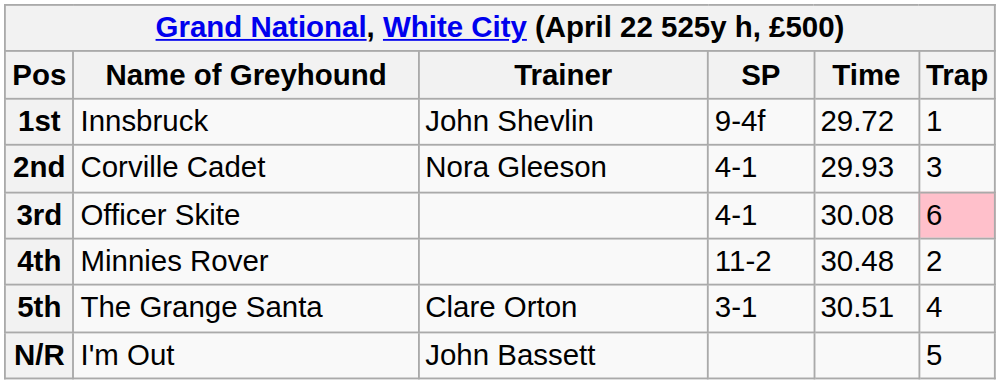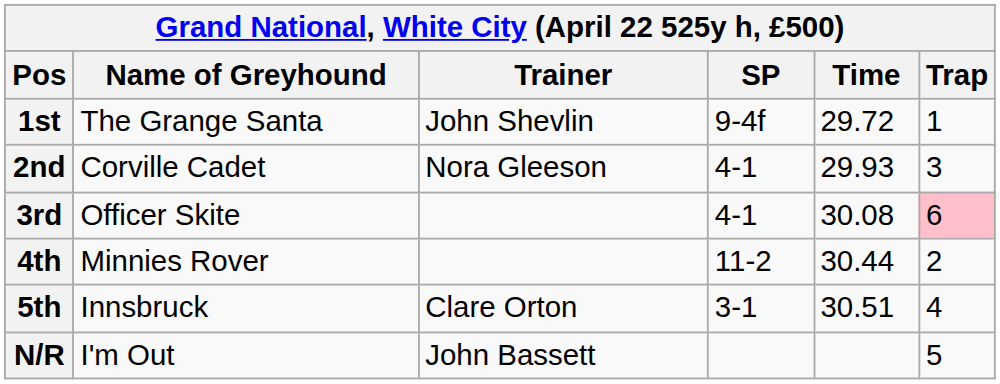(144, 121) Innsbruck -> (202, 121) The Grange Santa
(857, 261) 30.48 -> (857, 261) 30.44
(202, 307) The Grange Santa -> (144, 307) Innsbruck
